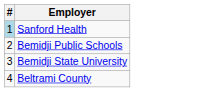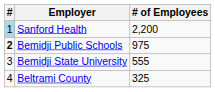+ column: (170, 12)
(10, 45) normal -> (10, 45) bold
